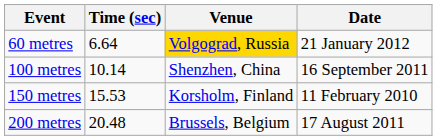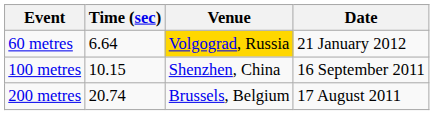(107, 69) 10.14 -> (107, 69) 10.15
- row: (45, 95)
(107, 122) 20.48 -> (107, 95) 20.74
